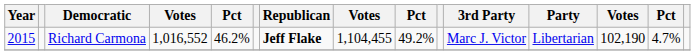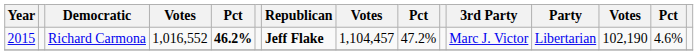(232, 38) normal -> (233, 38) bold
(364, 38) 1,104,455 -> (367, 38) 1,104,457
(416, 38) 49.2% -> (419, 38) 47.2%
(666, 38) 4.7% -> (668, 38) 4.6%
